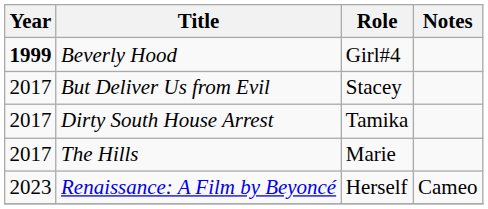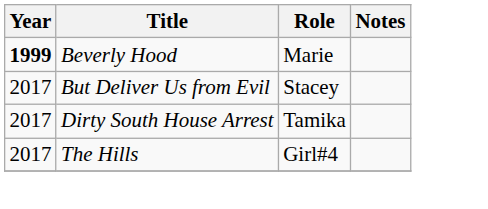(373, 54) Girl#4 -> (308, 54) Marie
(371, 154) Marie -> (311, 154) Girl#4
- row: (199, 187)
